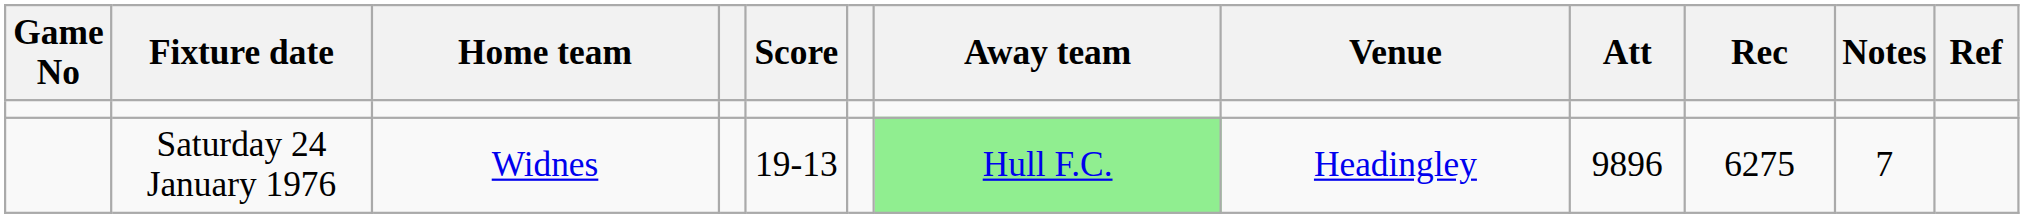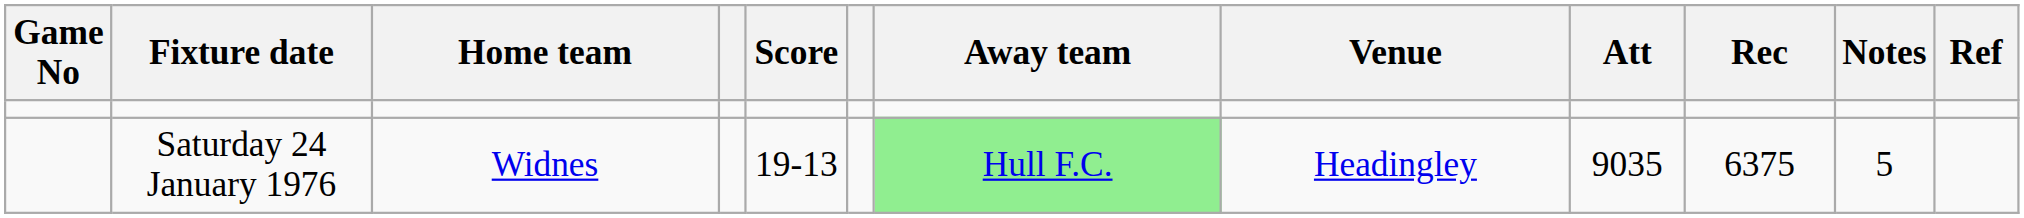(1627, 164) 9896 -> (1627, 164) 9035
(1760, 164) 6275 -> (1760, 164) 6375
(1884, 164) 7 -> (1884, 164) 5
